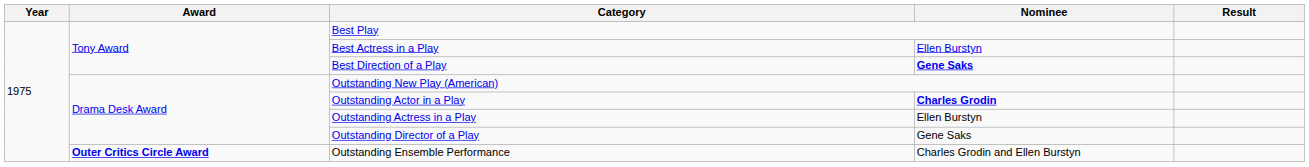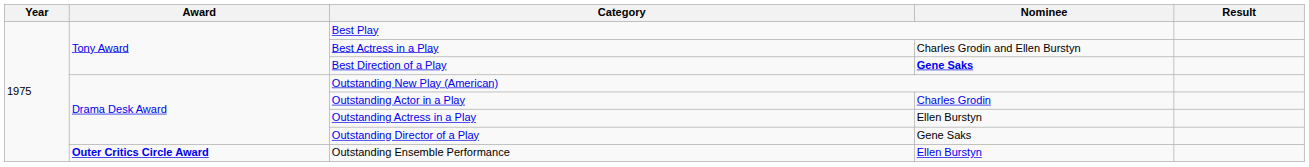(949, 48) Ellen Burstyn -> (999, 48) Charles Grodin and Ellen Burstyn
(957, 100) bold -> (954, 100) normal
(999, 153) Charles Grodin and Ellen Burstyn -> (949, 153) Ellen Burstyn
